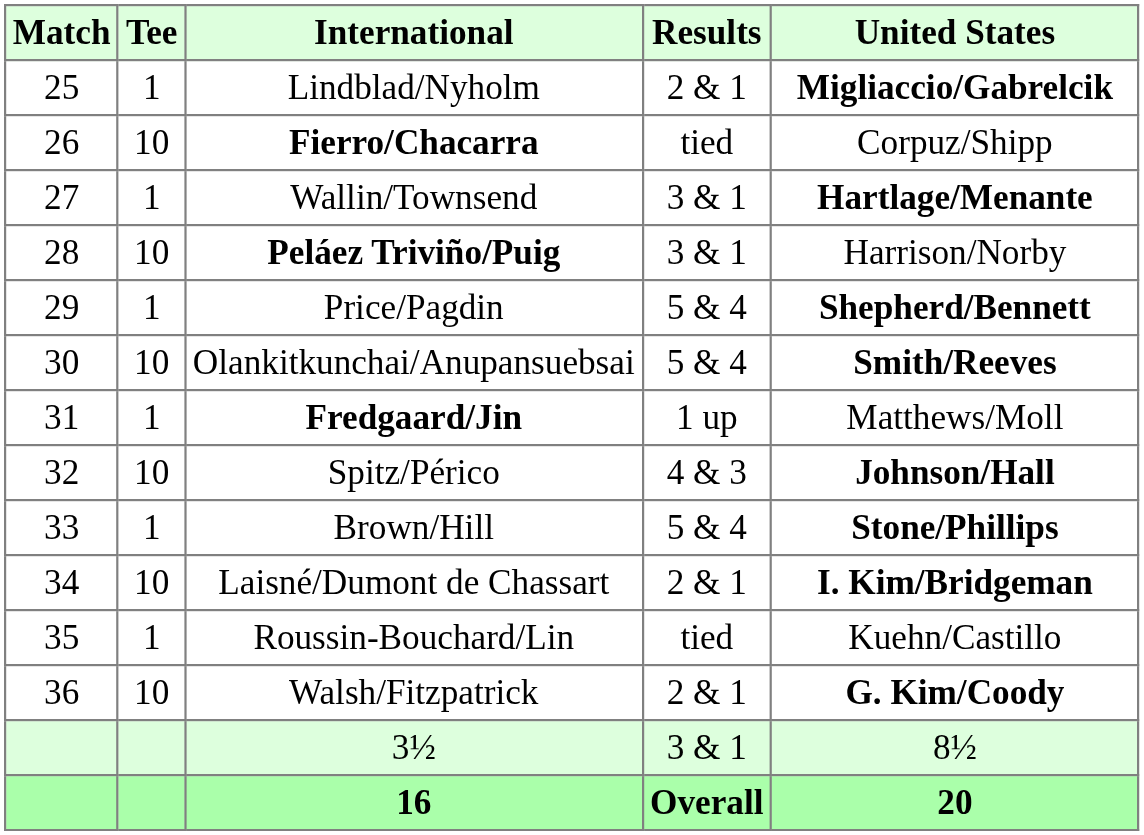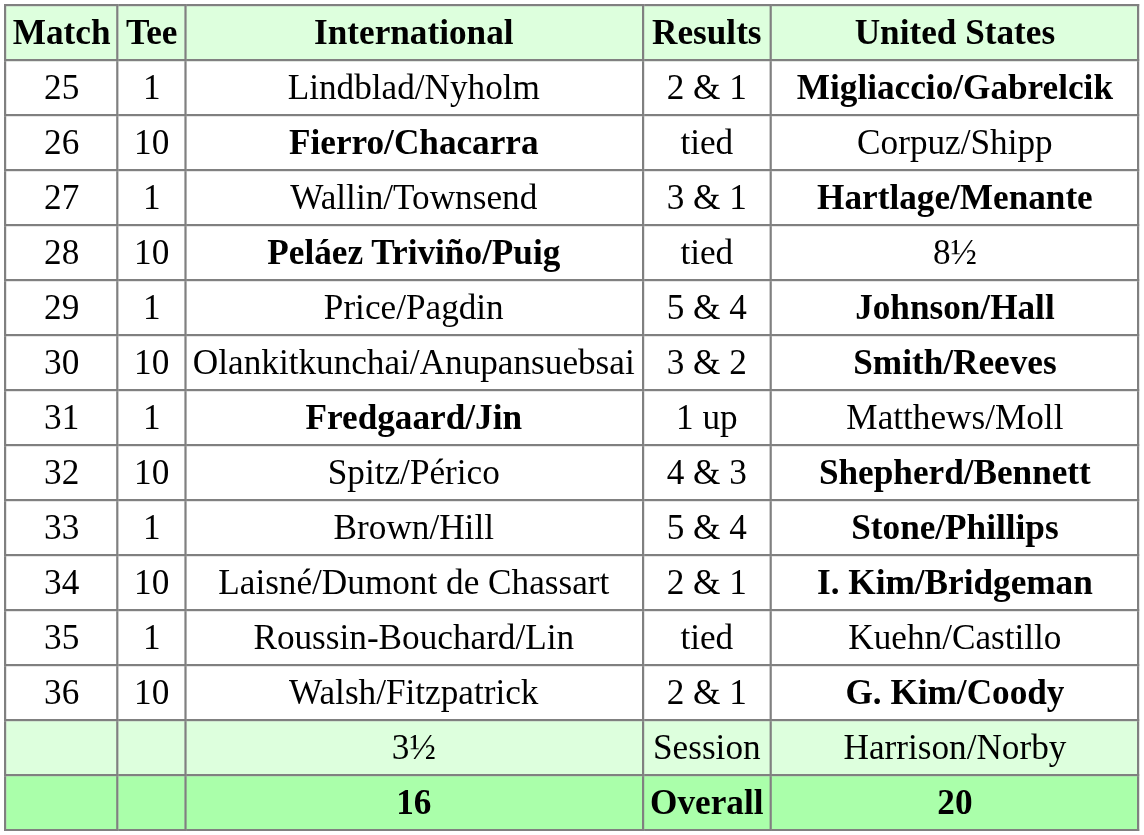(707, 252) 3 & 1 -> (707, 252) tied
(955, 252) Harrison/Norby -> (955, 252) 8½
(955, 307) Shepherd/Bennett -> (955, 307) Johnson/Hall
(707, 362) 5 & 4 -> (707, 362) 3 & 2
(955, 472) Johnson/Hall -> (955, 472) Shepherd/Bennett
(707, 746) 3 & 1 -> (707, 746) Session
(955, 746) 8½ -> (955, 746) Harrison/Norby
